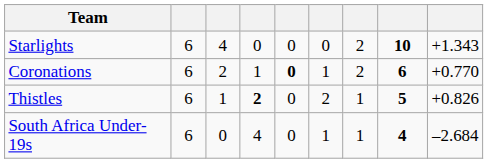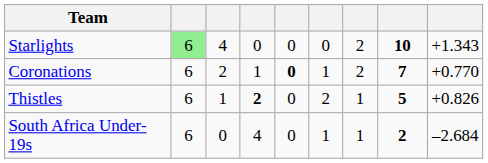(189, 44) no background -> (189, 44) lightgreen background
(402, 71) 6 -> (402, 71) 7
(402, 135) 4 -> (402, 135) 2
